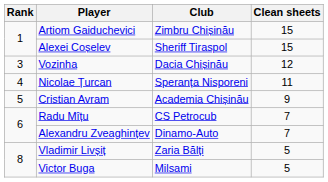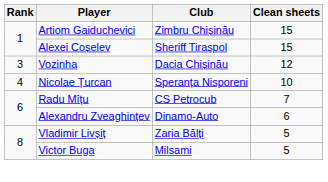(287, 82) 11 -> (286, 82) 10
- row: (74, 99)
(287, 133) 7 -> (286, 116) 6
